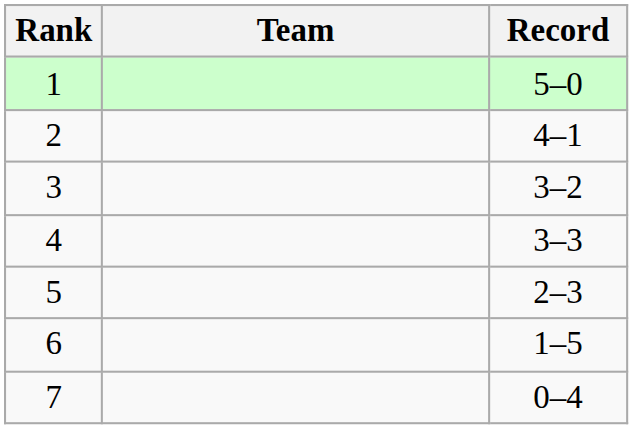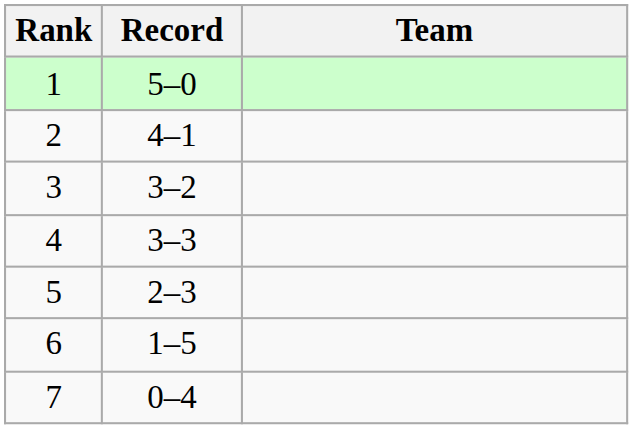columns swapped: (296, 30) <-> (558, 30)
